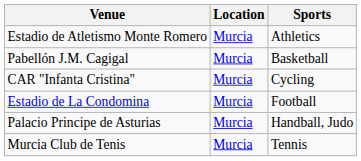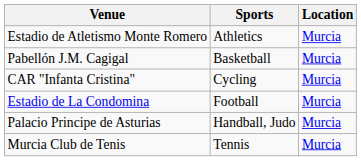columns swapped: (239, 15) <-> (312, 15)
